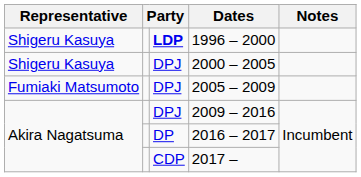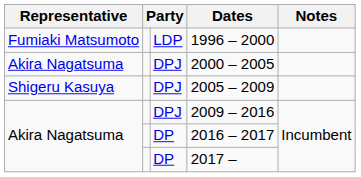(61, 40) Shigeru Kasuya -> (74, 40) Fumiaki Matsumoto
(168, 40) bold -> (168, 40) normal
(61, 64) Shigeru Kasuya -> (66, 64) Akira Nagatsuma
(74, 87) Fumiaki Matsumoto -> (61, 87) Shigeru Kasuya
(169, 159) CDP -> (164, 159) DP
